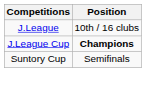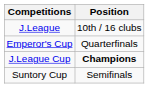+ row: (40, 43)
